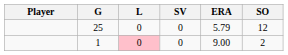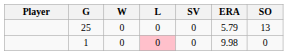+ column: (122, 12)
(263, 27) 12 -> (265, 27) 13
(221, 43) 9.00 -> (229, 43) 9.98
(263, 43) 2 -> (265, 43) 0
